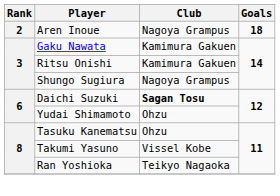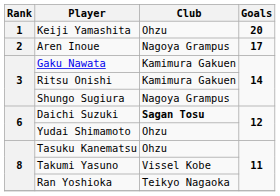+ row: (84, 30)
(257, 30) 18 -> (257, 47) 17
